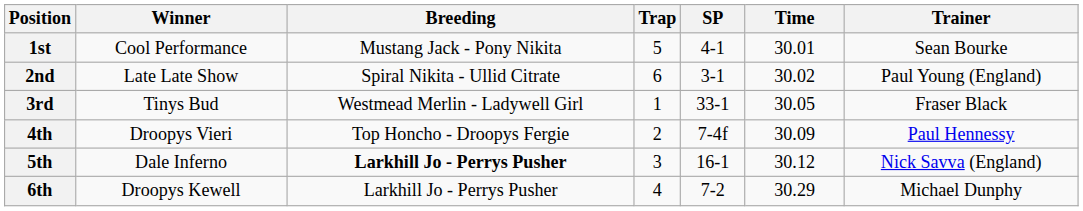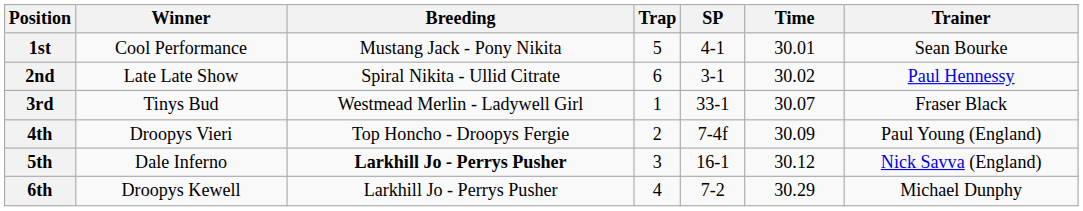(961, 76) Paul Young (England) -> (961, 76) Paul Hennessy
(795, 104) 30.05 -> (795, 104) 30.07
(961, 133) Paul Hennessy -> (961, 133) Paul Young (England)
